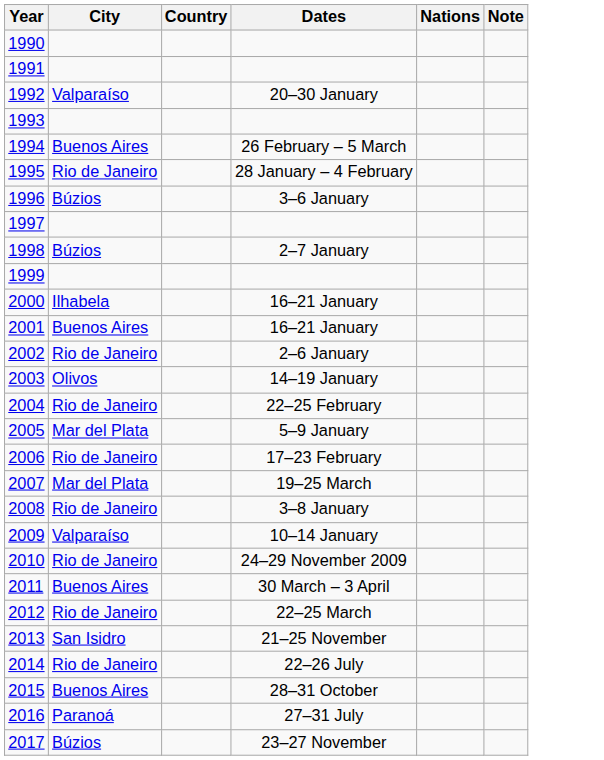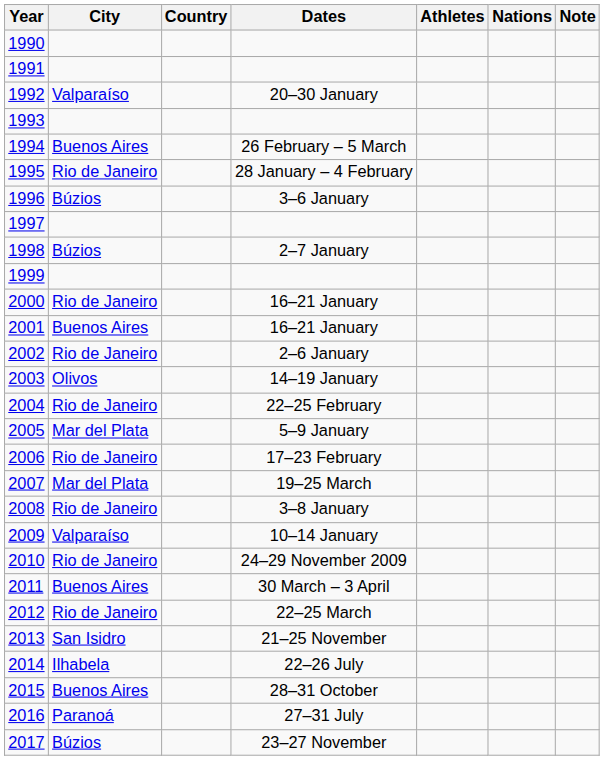+ column: (452, 17)
(81, 302) Ilhabela -> (105, 302) Rio de Janeiro
(105, 664) Rio de Janeiro -> (81, 664) Ilhabela
